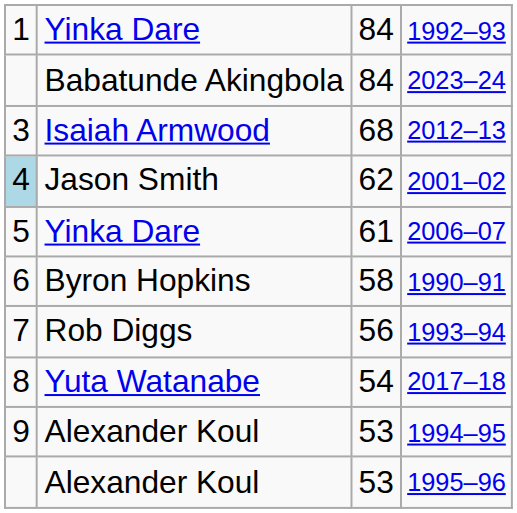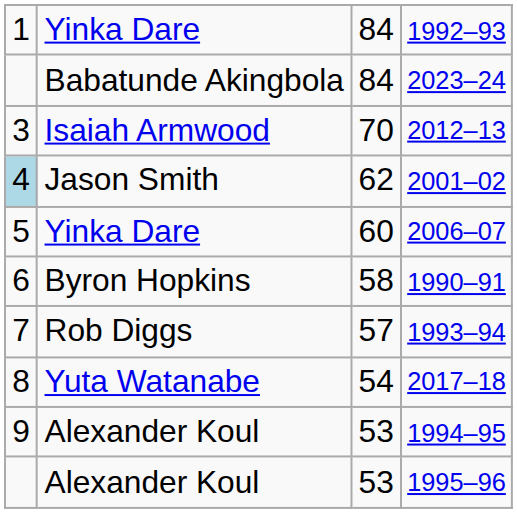(376, 130) 68 -> (376, 130) 70
(376, 230) 61 -> (376, 230) 60
(376, 331) 56 -> (376, 331) 57
